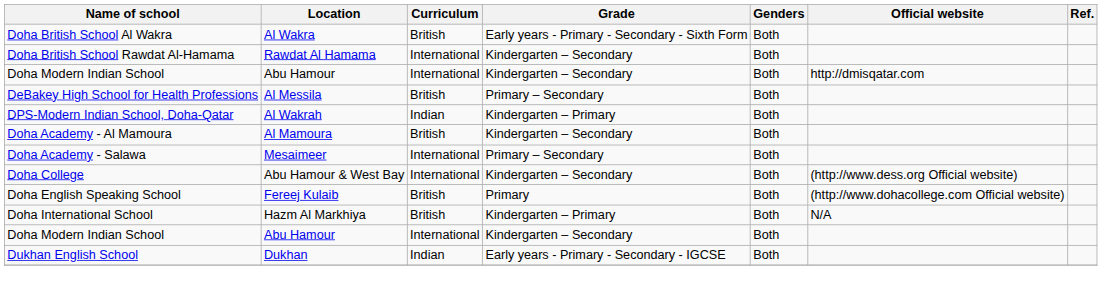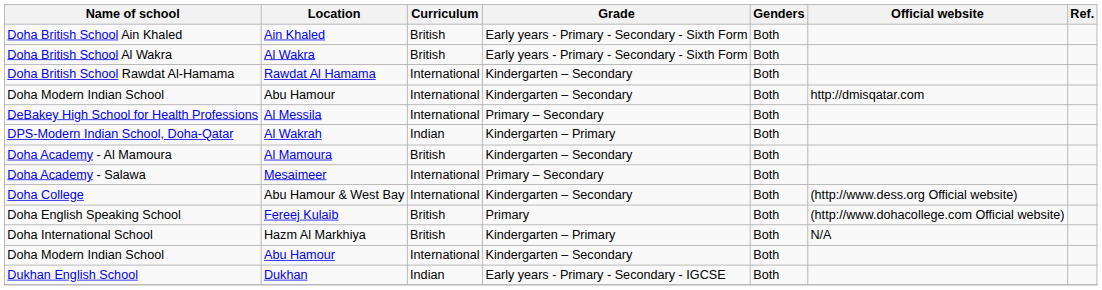+ row: (95, 34)
(428, 94) British -> (445, 114) International
